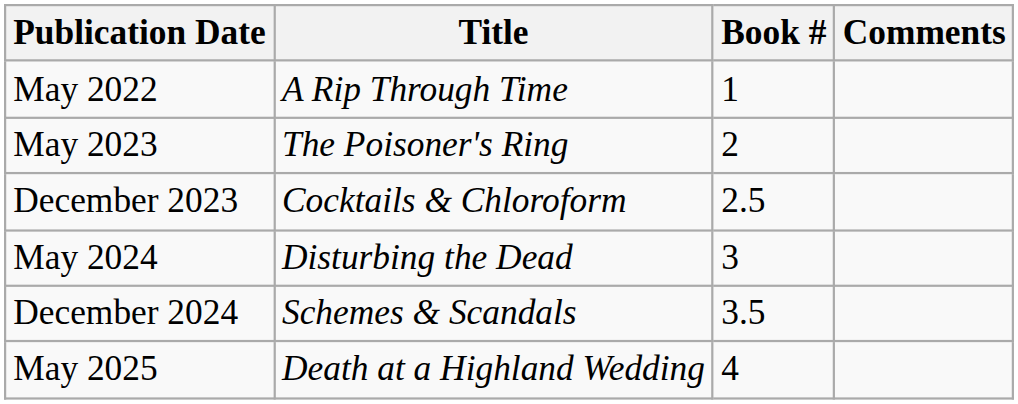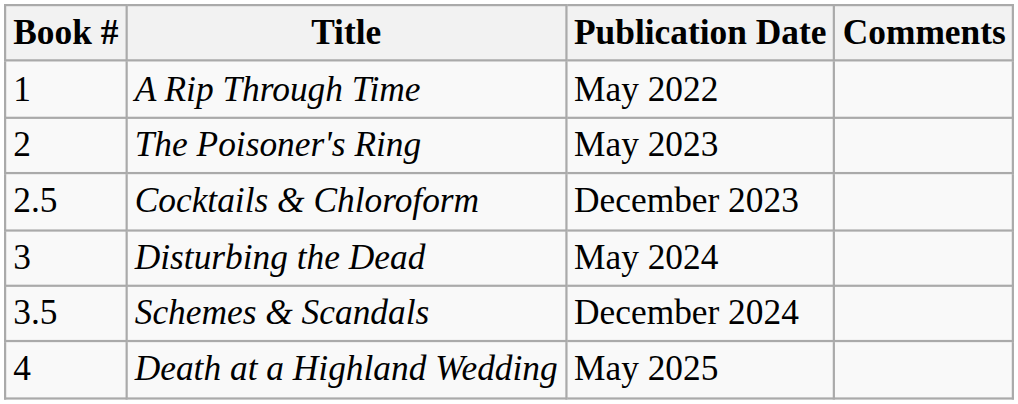columns swapped: (774, 32) <-> (139, 32)
